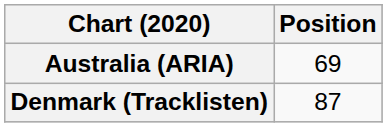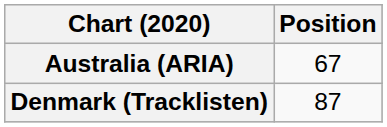(328, 63) 69 -> (328, 63) 67
